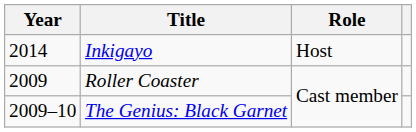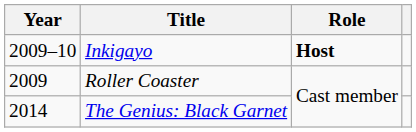(28, 50) 2014 -> (43, 50) 2009–10
(314, 50) normal -> (315, 50) bold
(43, 111) 2009–10 -> (28, 111) 2014
